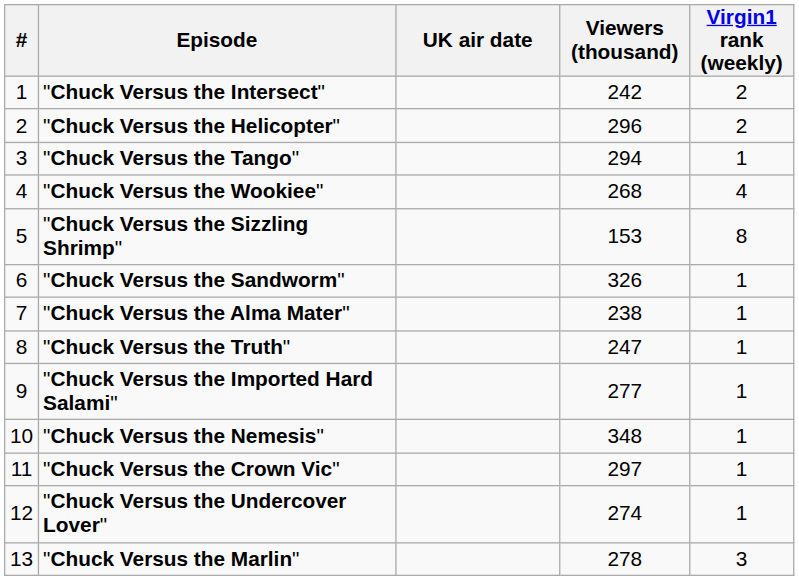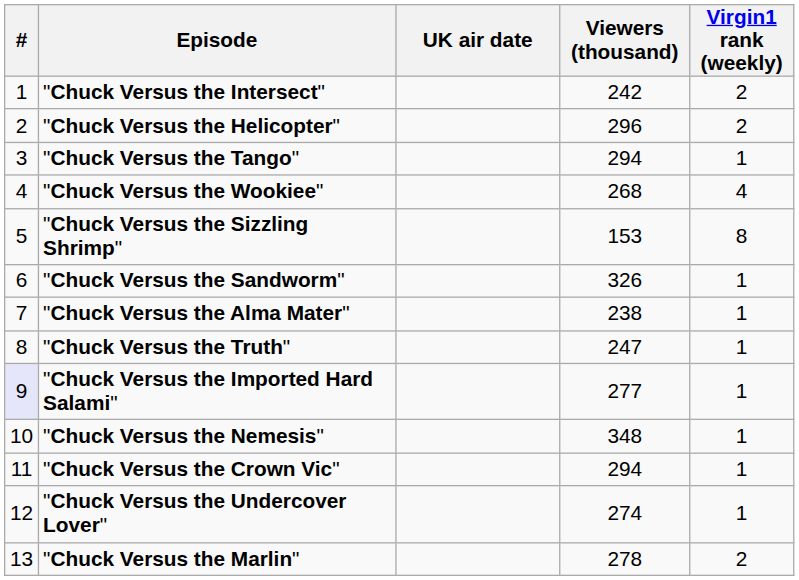(21, 391) no background -> (21, 391) lavender background
(625, 469) 297 -> (625, 469) 294
(742, 558) 3 -> (742, 558) 2
